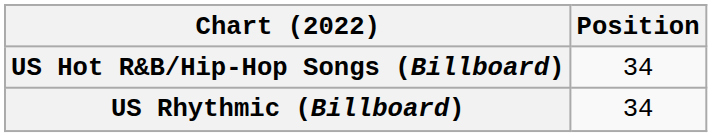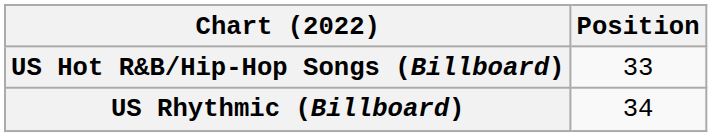(638, 68) 34 -> (638, 68) 33
